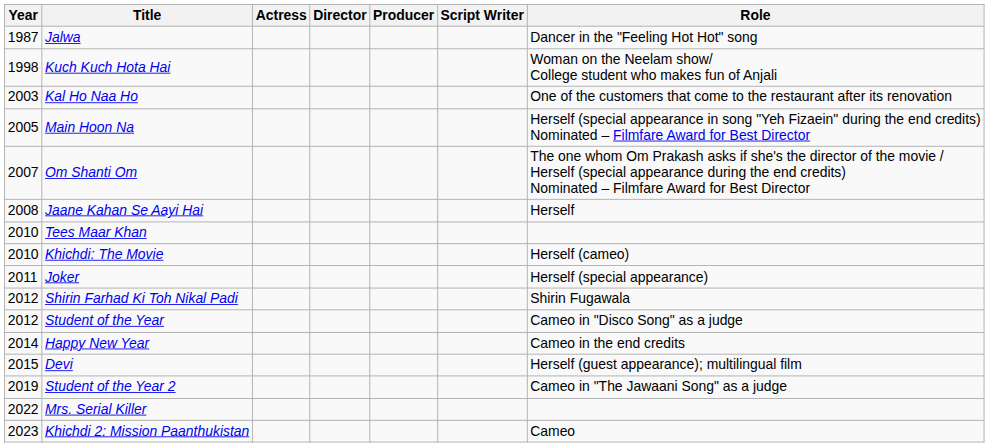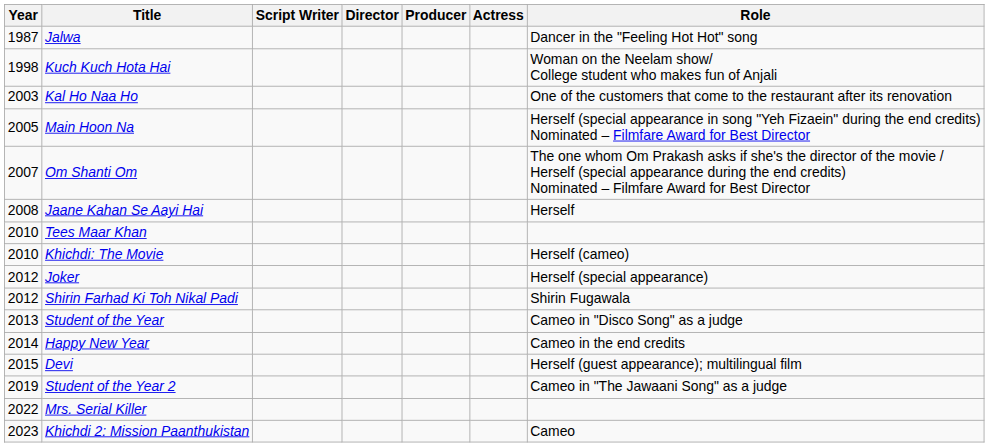columns swapped: (281, 15) <-> (482, 15)
(23, 276) 2011 -> (23, 276) 2012
(23, 321) 2012 -> (23, 321) 2013
